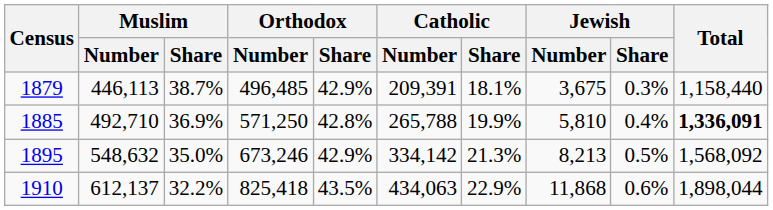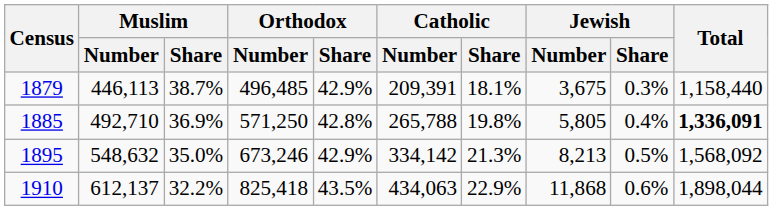(494, 121) 19.9% -> (494, 121) 19.8%
(583, 121) 5,810 -> (583, 121) 5,805
